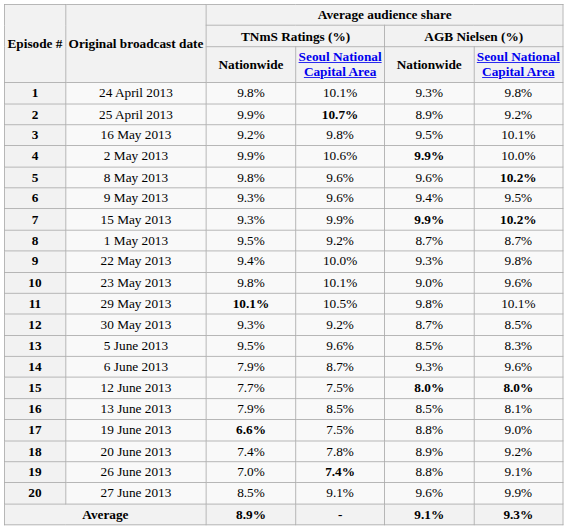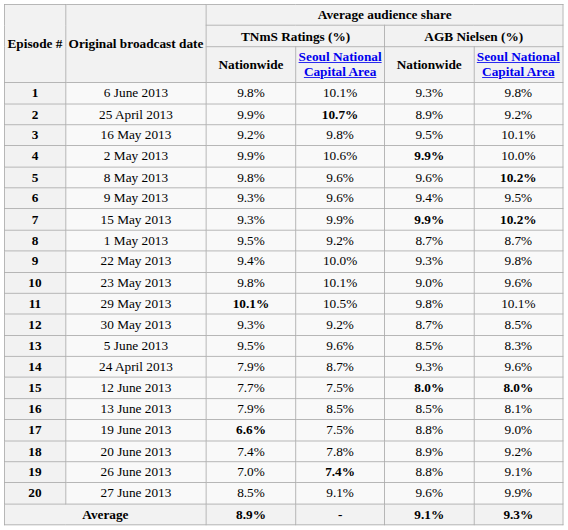(136, 93) 24 April 2013 -> (136, 93) 6 June 2013
(136, 366) 6 June 2013 -> (136, 366) 24 April 2013
